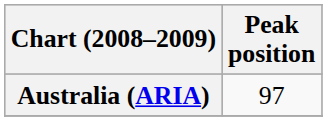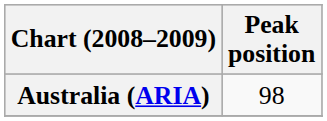(272, 94) 97 -> (272, 94) 98
